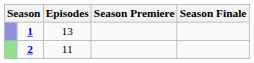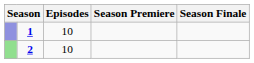(67, 31) 13 -> (67, 31) 10
(67, 49) 11 -> (67, 49) 10
